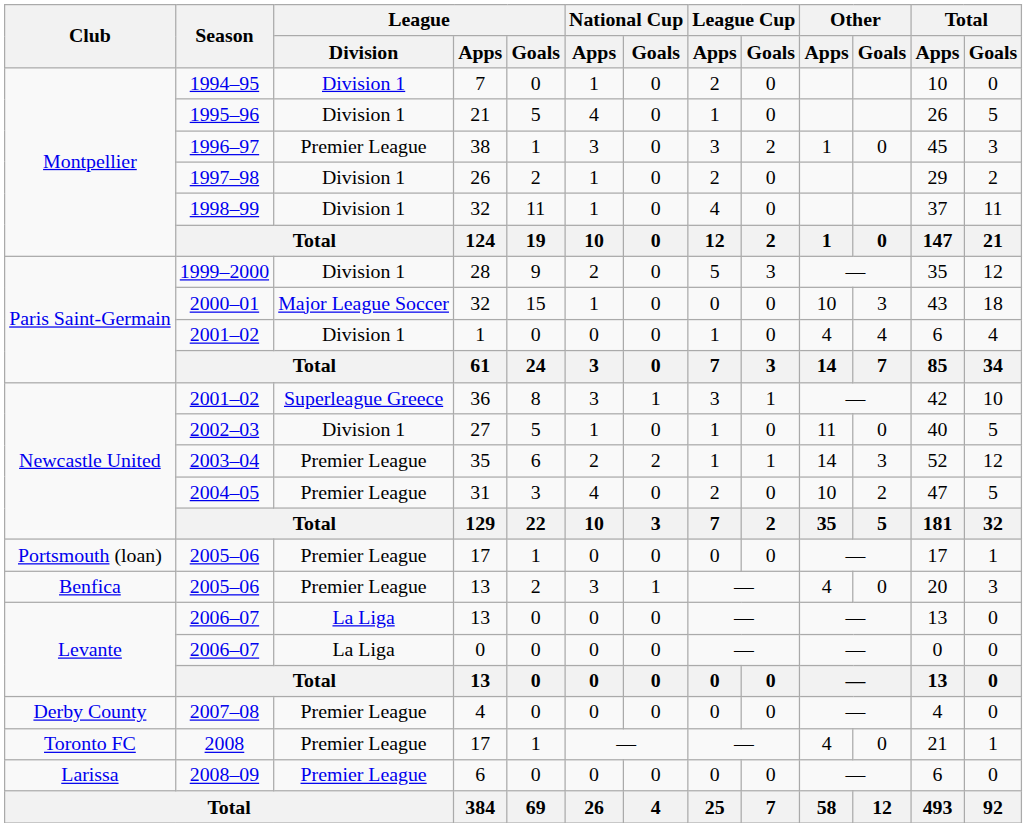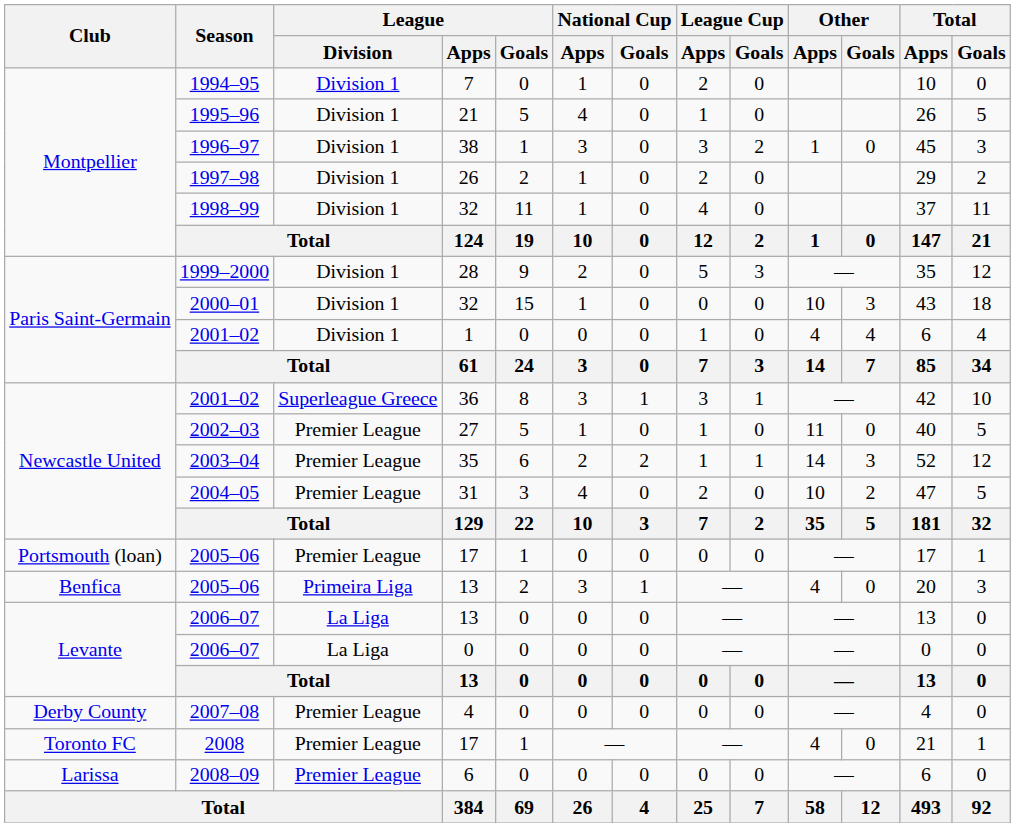(364, 146) Premier League -> (358, 146) Division 1
(364, 303) Major League Soccer -> (358, 303) Division 1
(364, 429) Division 1 -> (358, 429) Premier League
(364, 586) Premier League -> (358, 586) Primeira Liga
